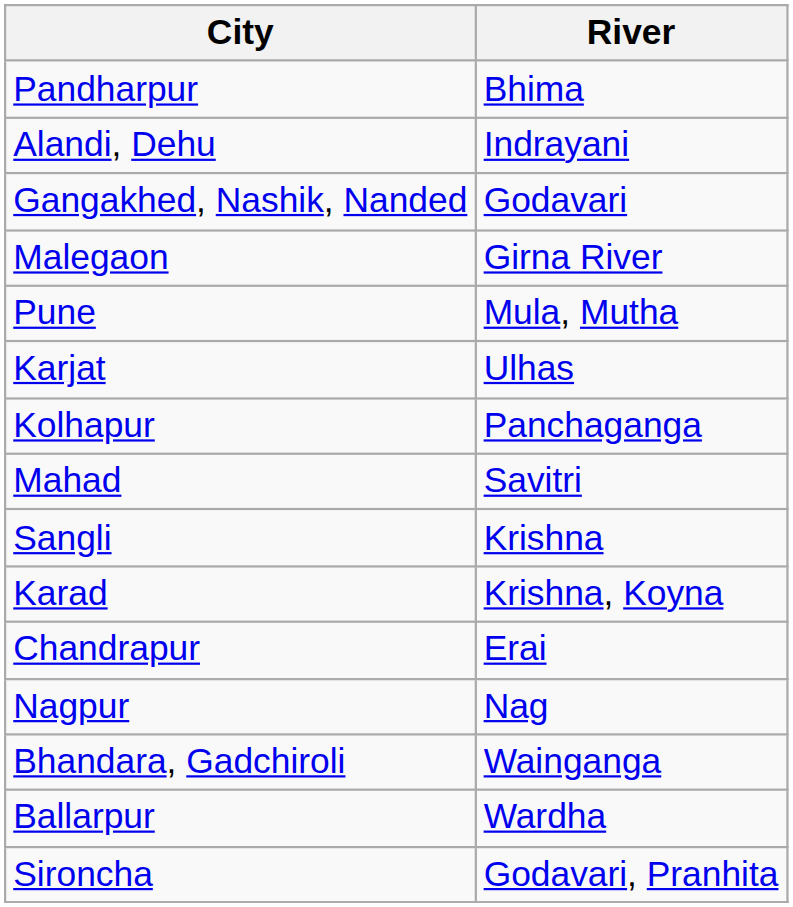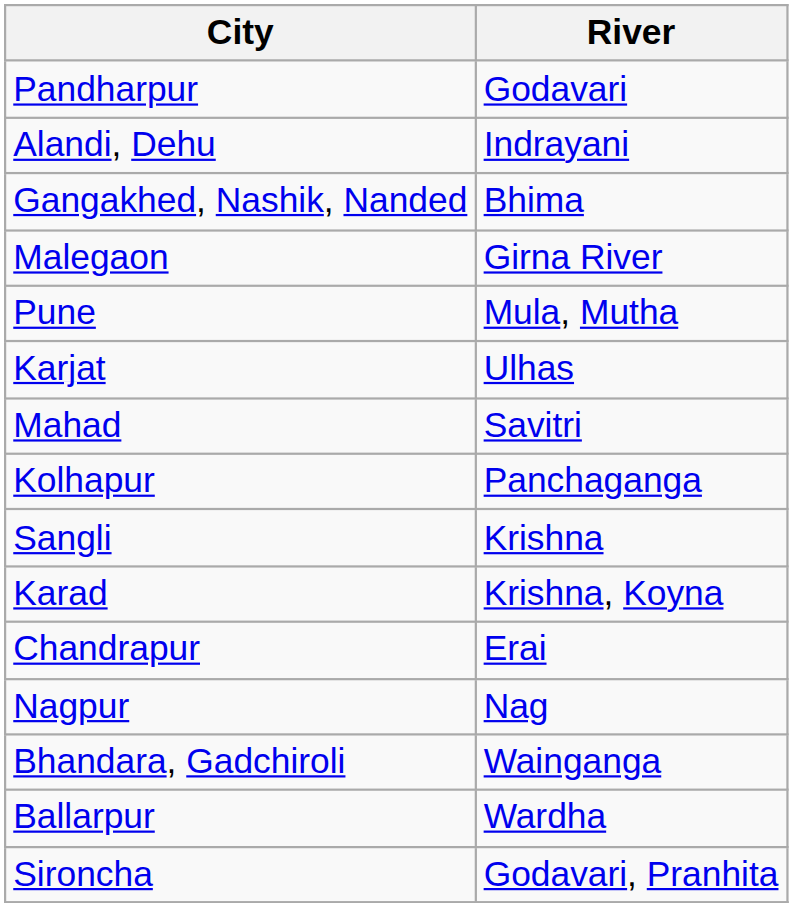(534, 88) Bhima -> (555, 88) Godavari
(555, 200) Godavari -> (534, 200) Bhima
rows swapped: (67, 481) <-> (84, 425)
